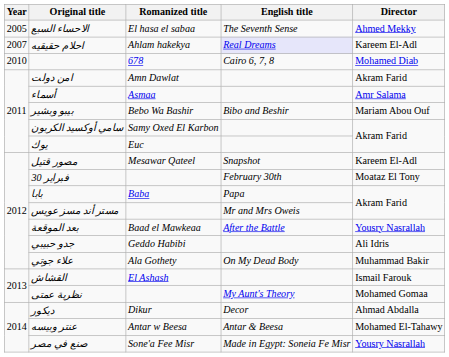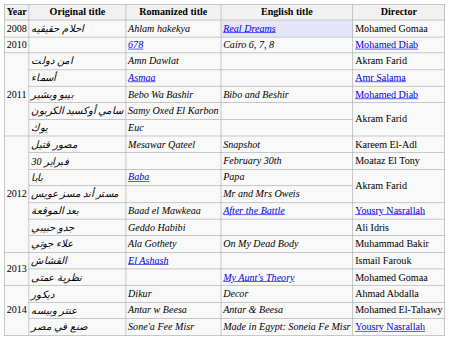- row: (60, 29)
(17, 45) 2007 -> (17, 28) 2008
(386, 45) Kareem El-Adl -> (391, 28) Mohamed Gomaa
(392, 111) Mariam Abou Ouf -> (387, 94) Mohamed Diab
